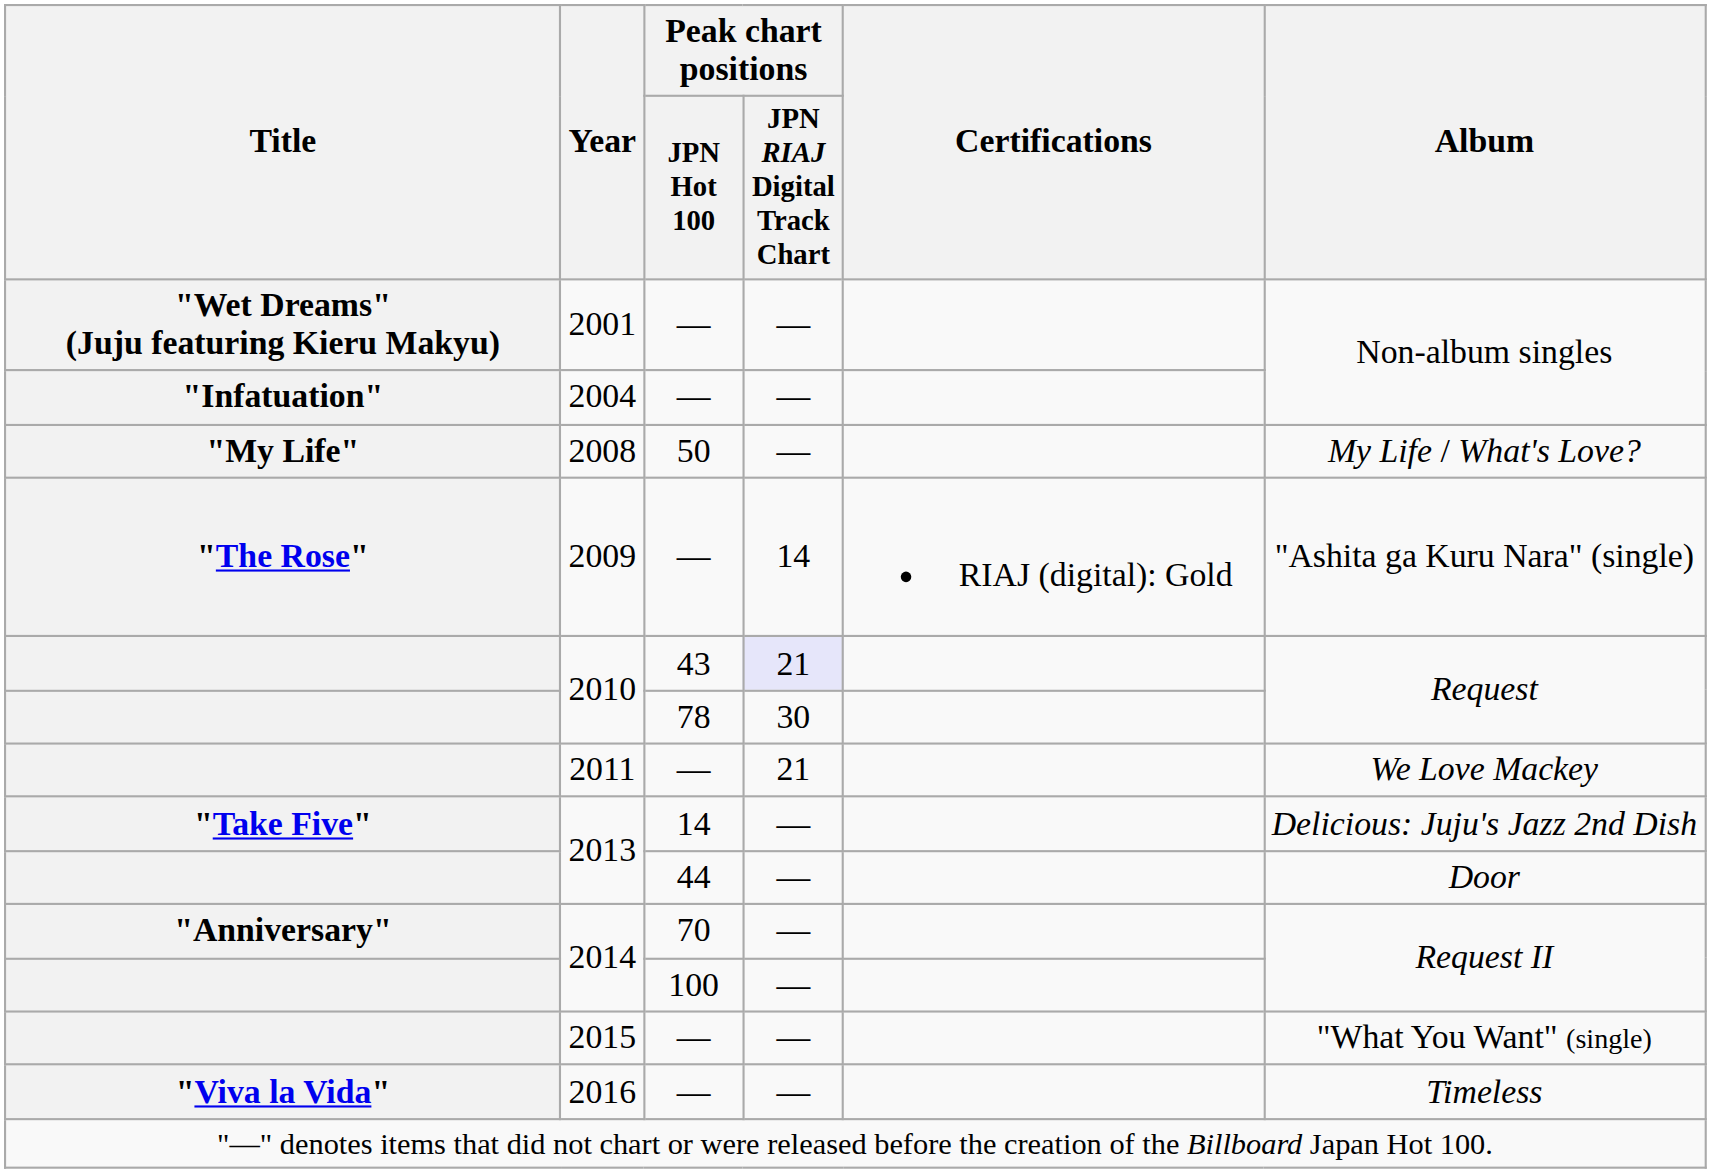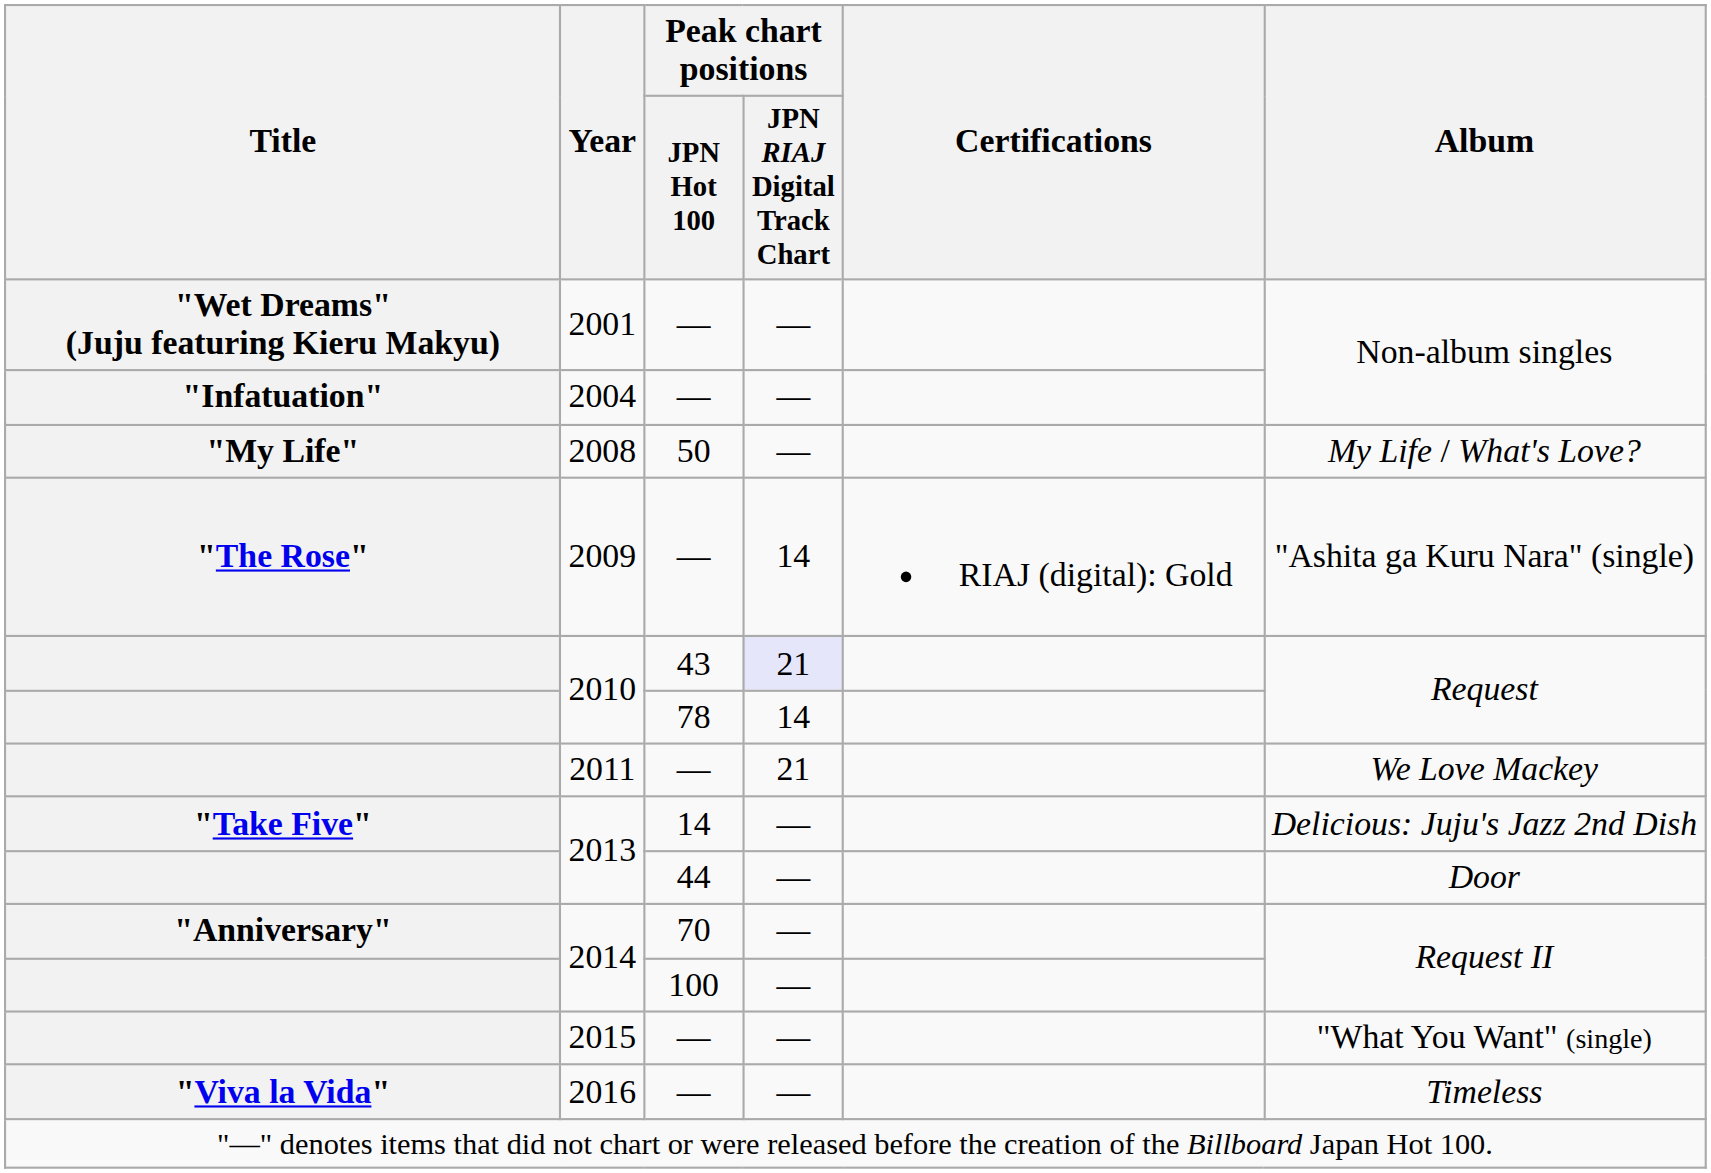(793, 716) 30 -> (793, 716) 14
